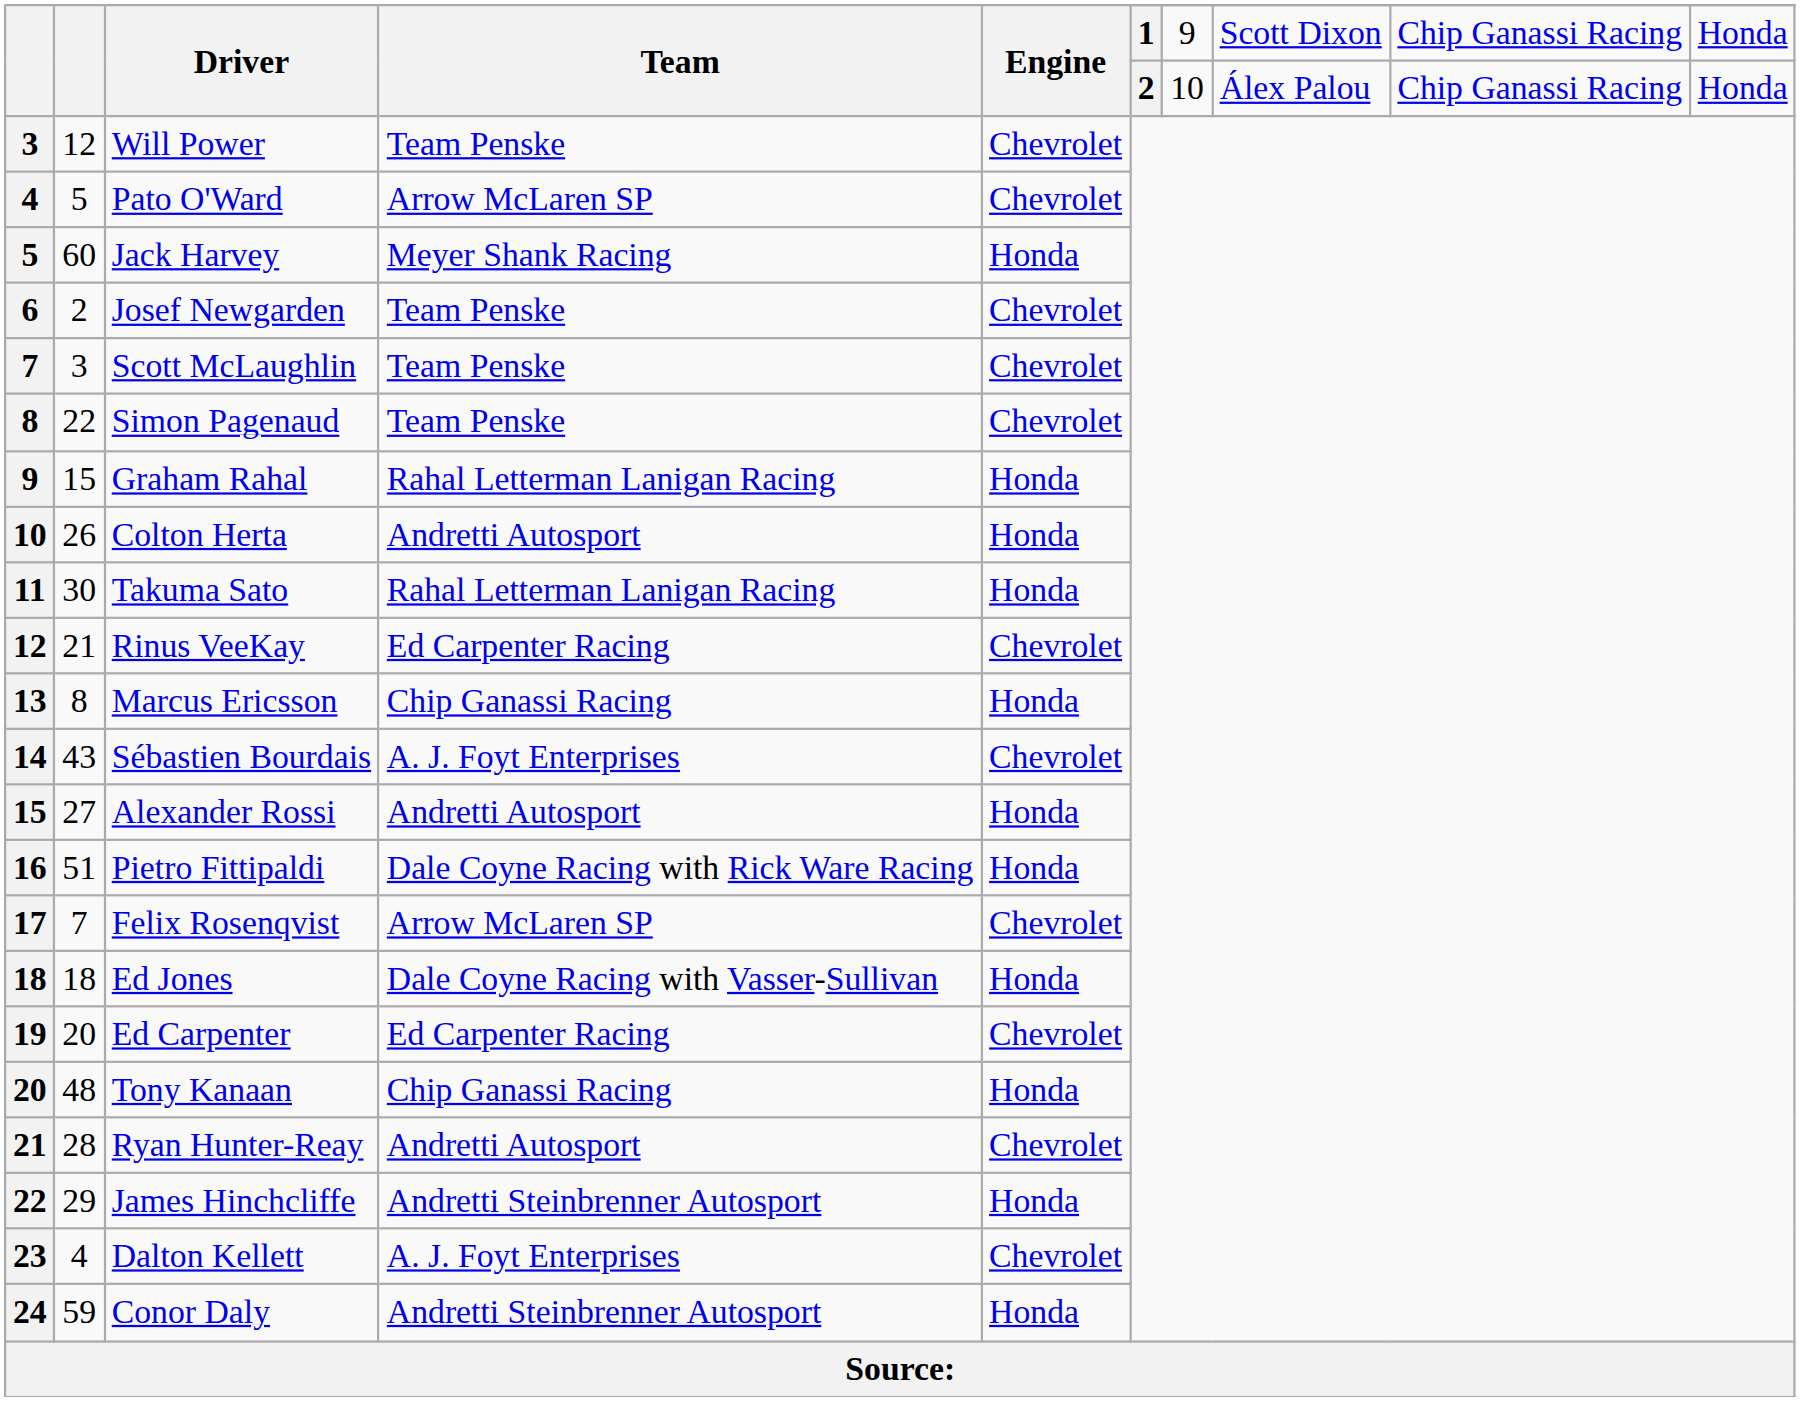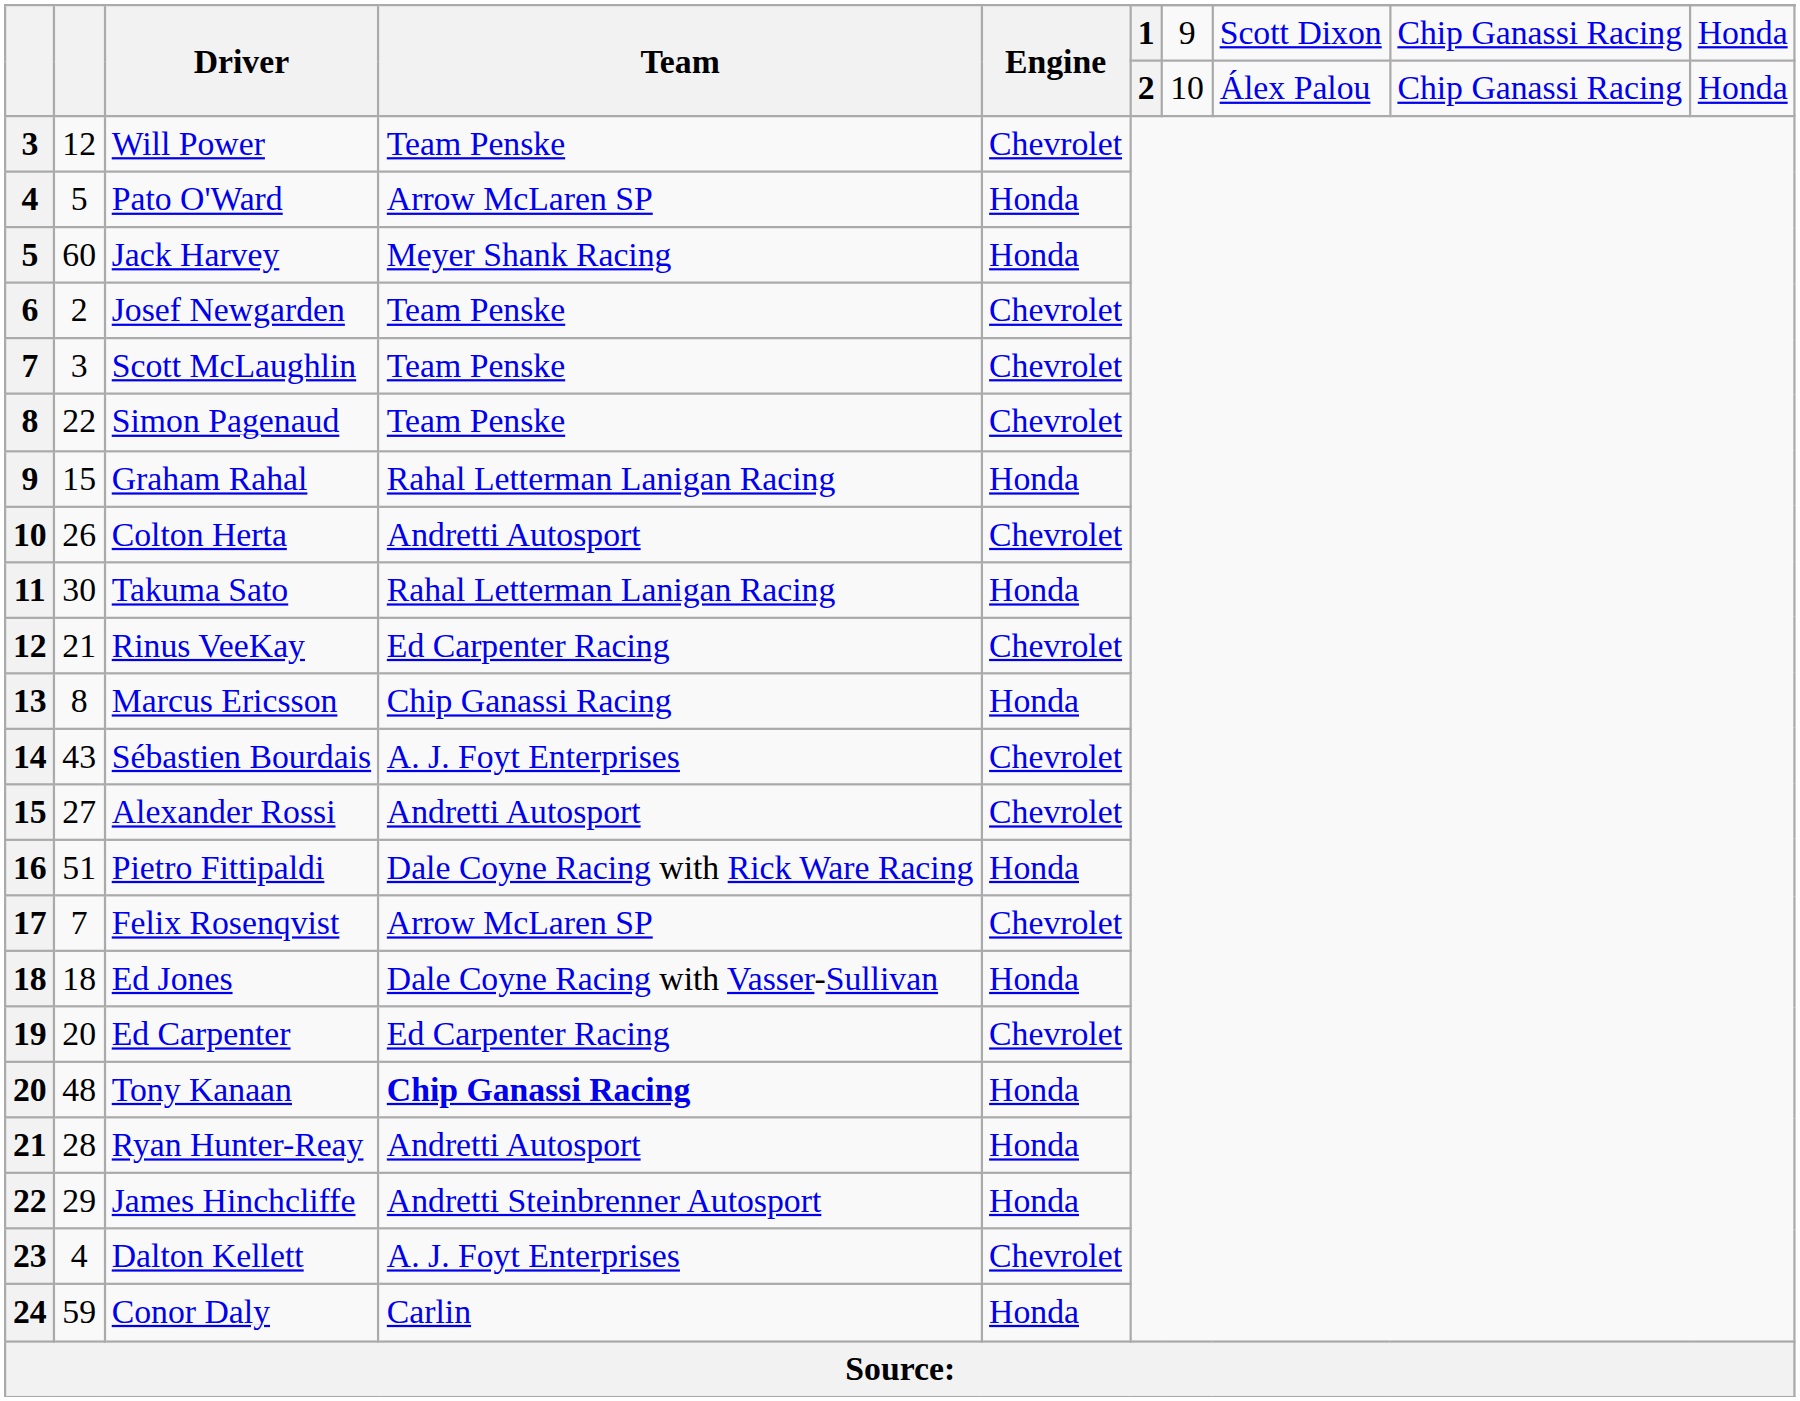(1056, 199) Chevrolet -> (1034, 199) Honda
(1034, 533) Honda -> (1056, 533) Chevrolet
(1034, 811) Honda -> (1056, 811) Chevrolet
(529, 1089) normal -> (539, 1089) bold
(1056, 1145) Chevrolet -> (1034, 1145) Honda
(604, 1312) Andretti Steinbrenner Autosport -> (429, 1312) Carlin
